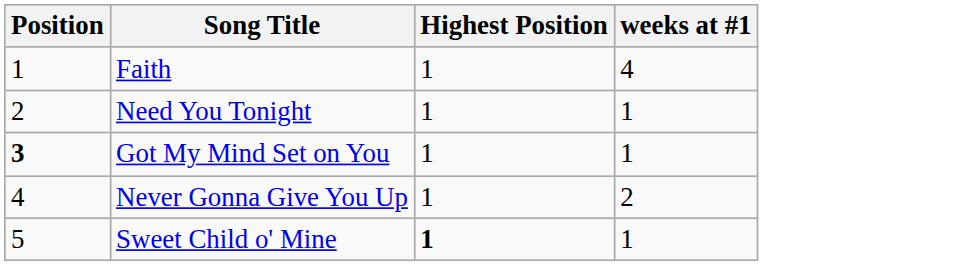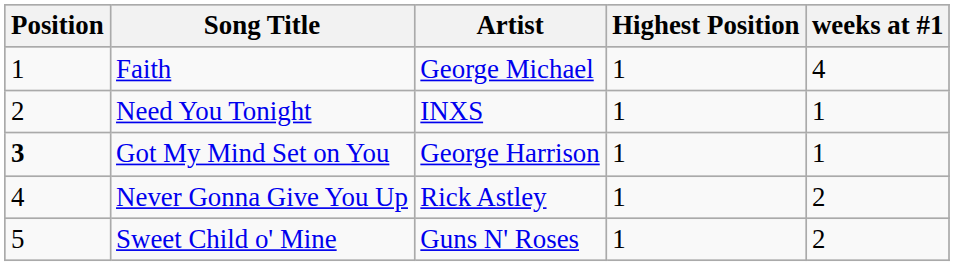+ column: (510, 25)
(427, 238) bold -> (619, 238) normal
(627, 238) 1 -> (819, 238) 2
